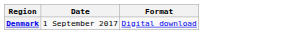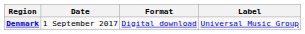+ column: (250, 11)
